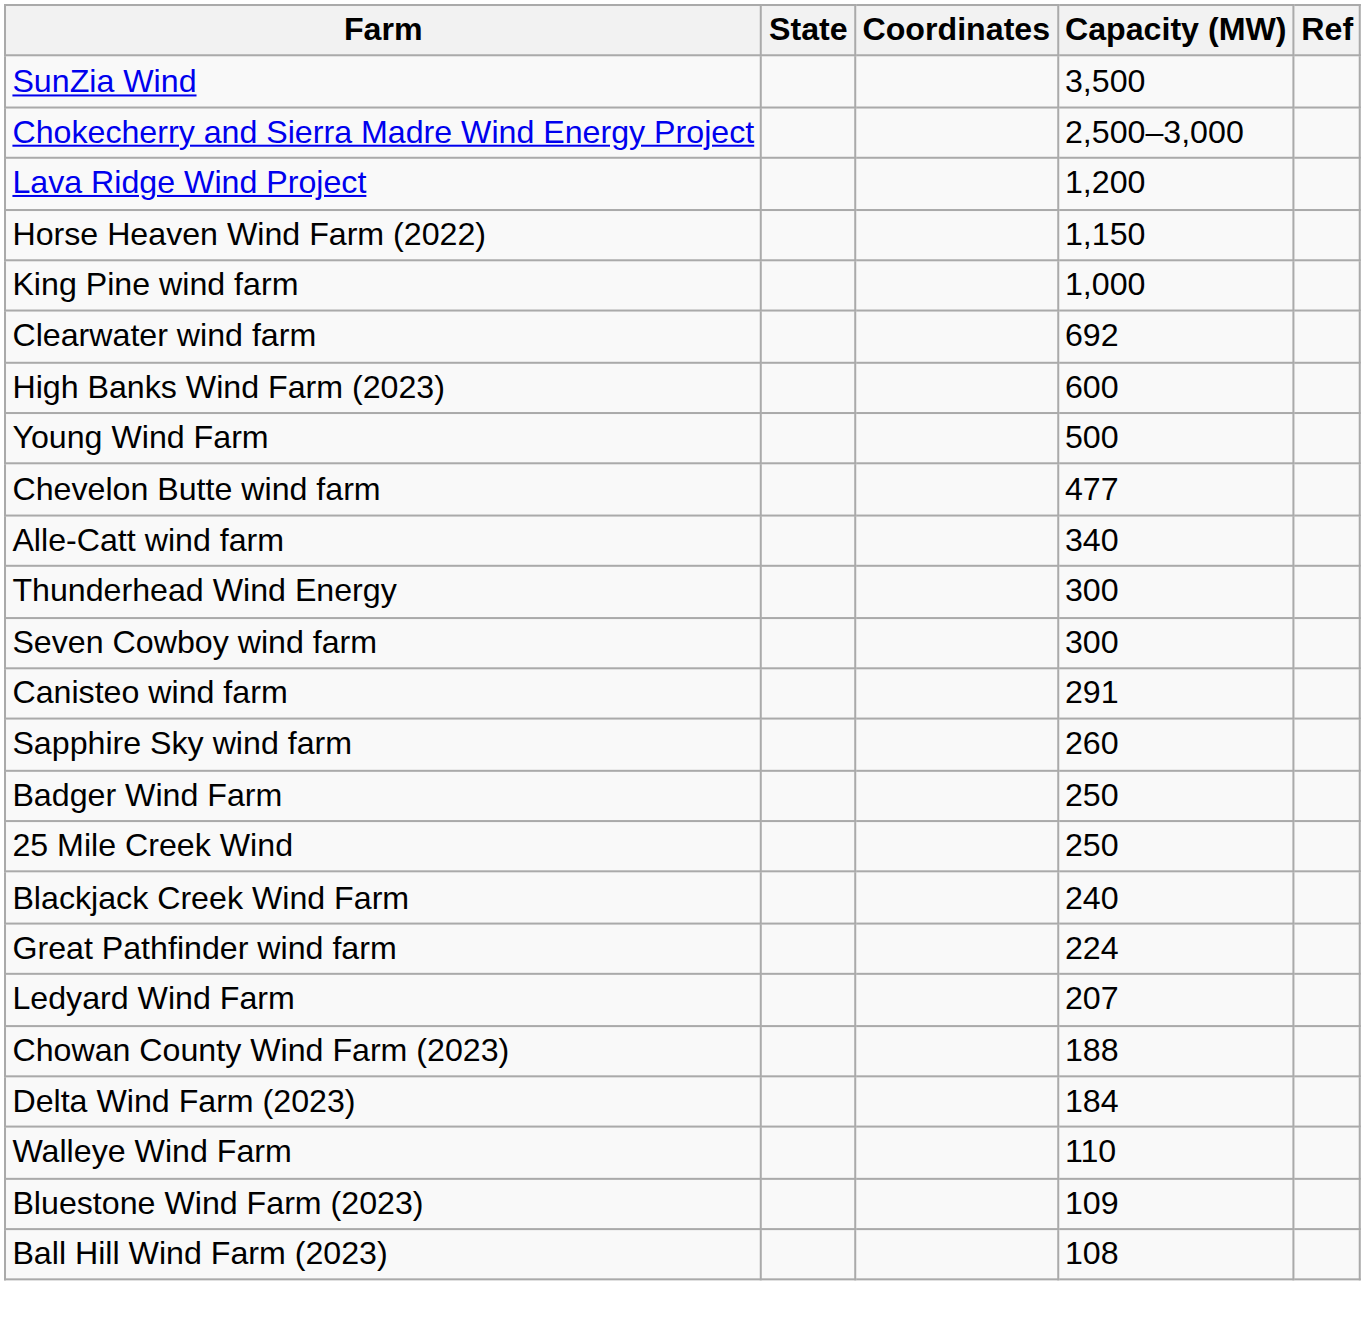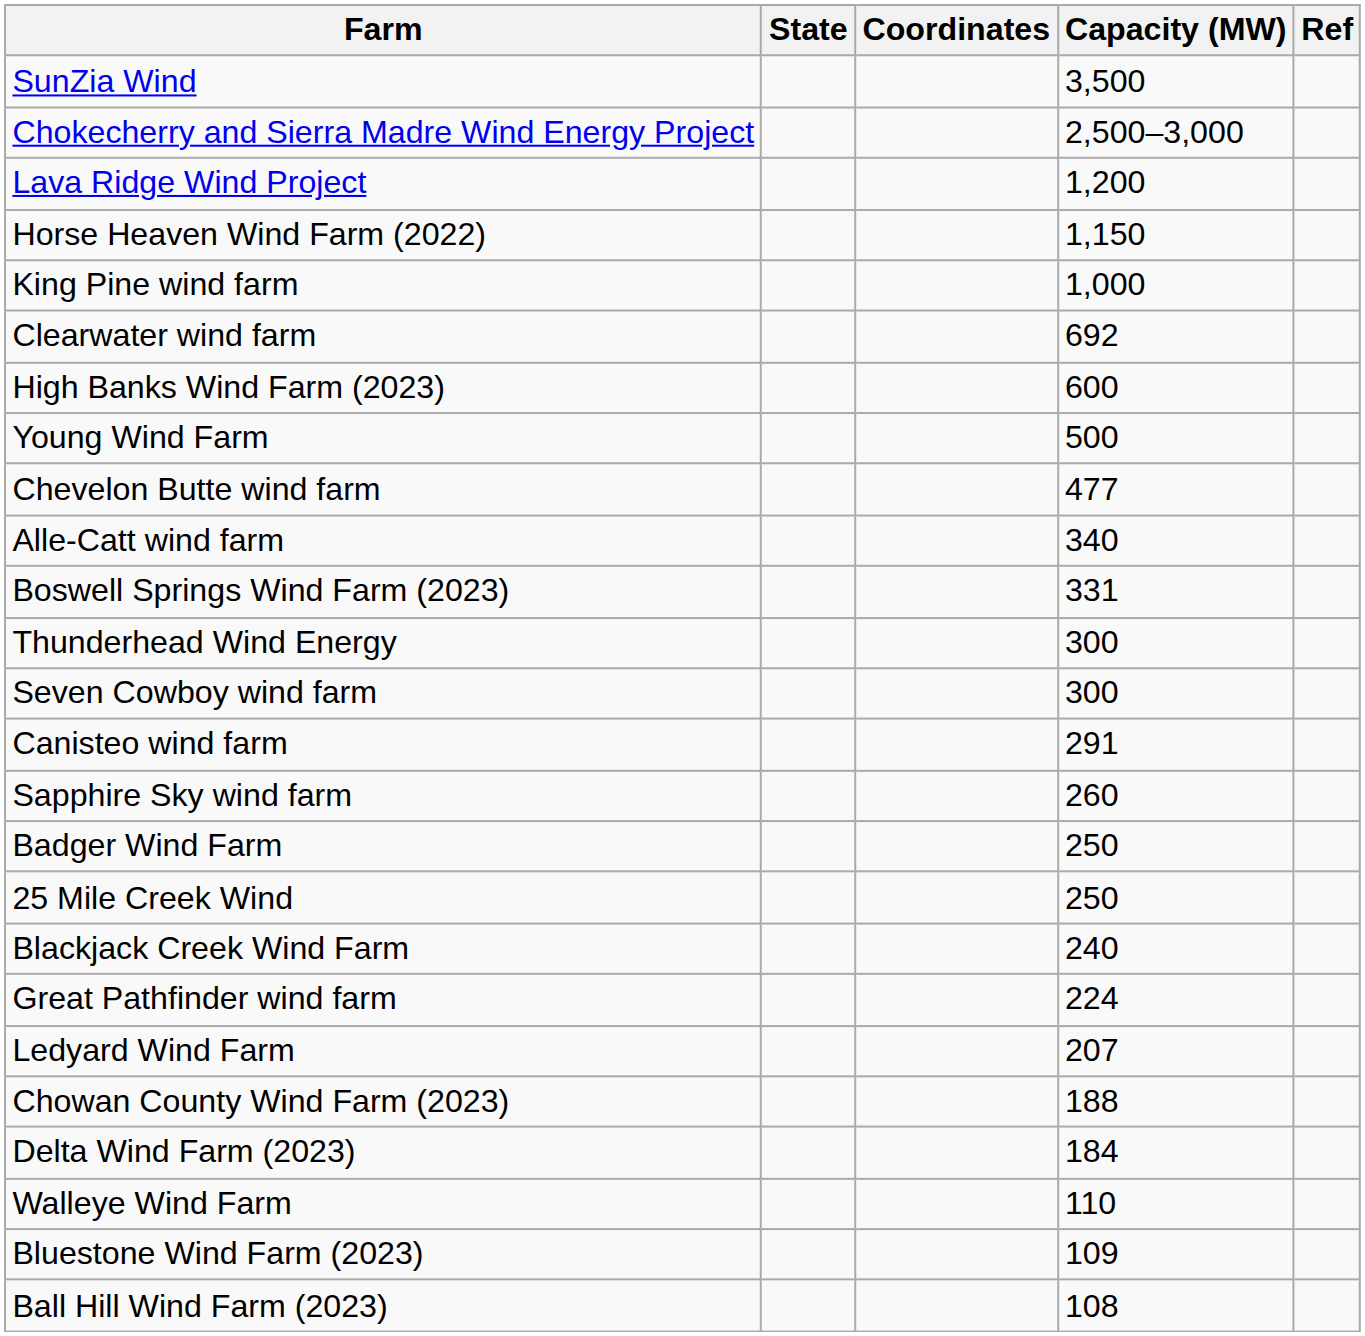+ row: (261, 591)
